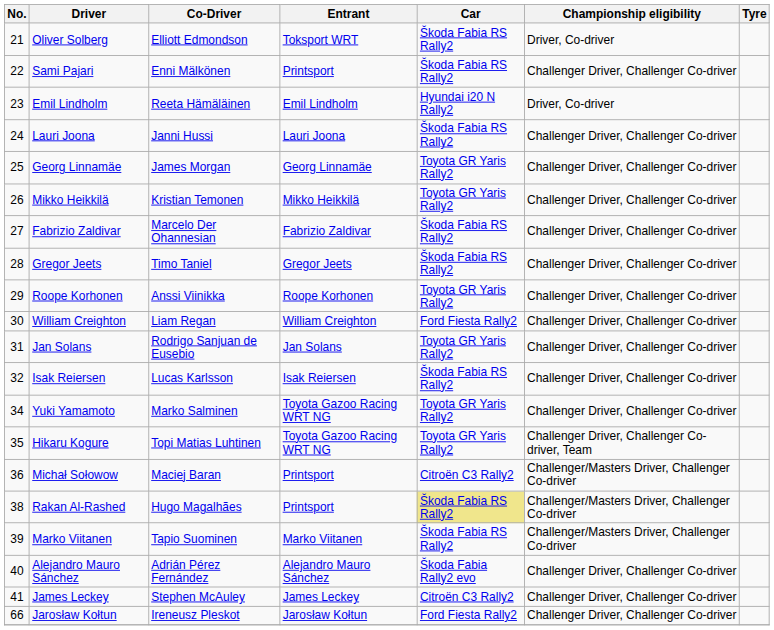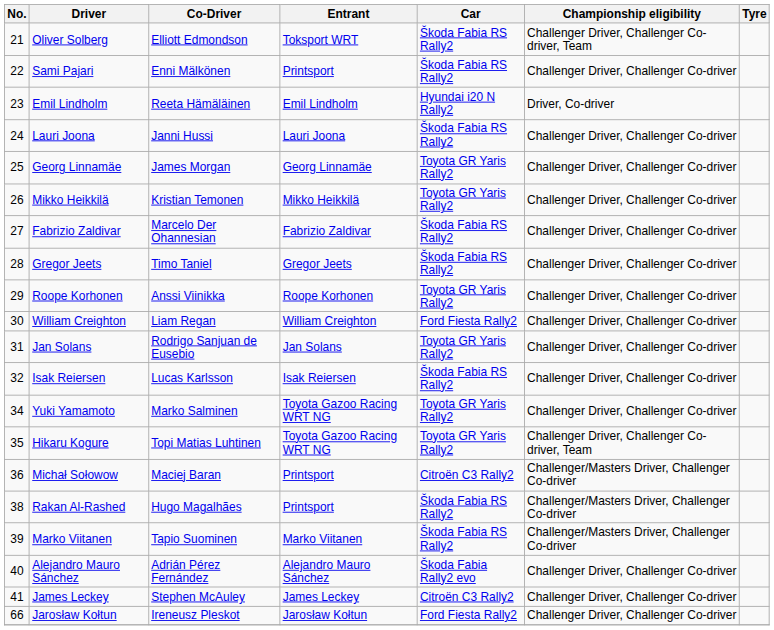(571, 39) Driver, Co-driver -> (617, 39) Challenger Driver, Challenger Co-driver, Team
(463, 507) khaki background -> (463, 507) no background
